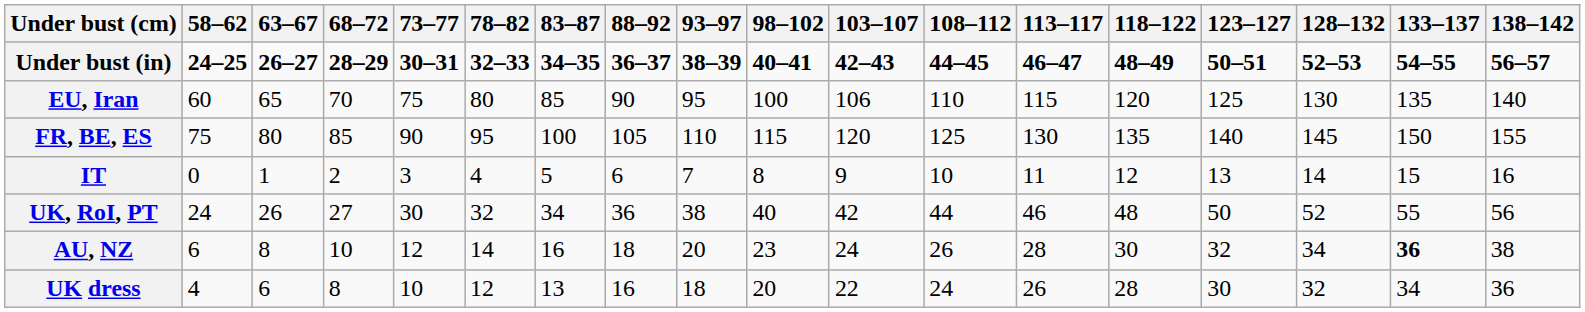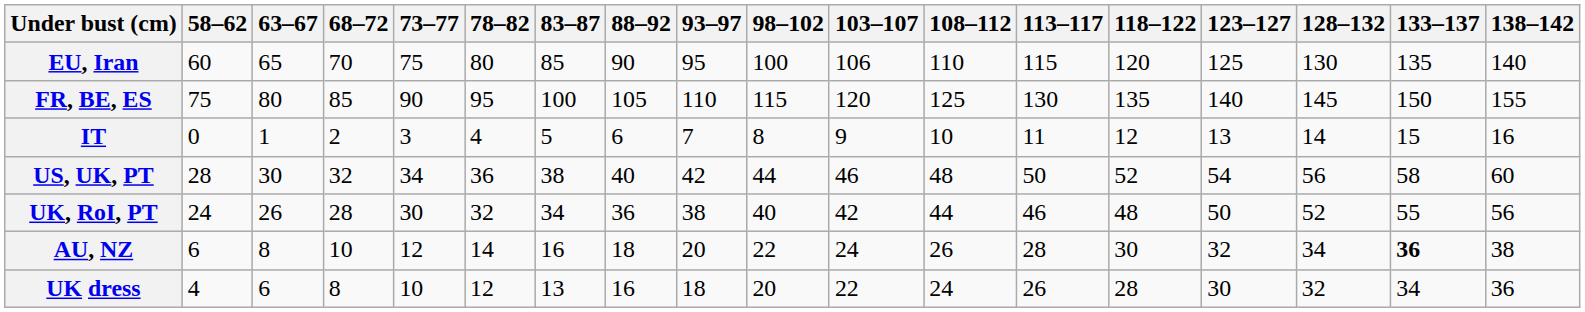- row: (93, 61)
+ row: (93, 174)
(341, 212) 27 -> (341, 212) 28
(764, 250) 23 -> (764, 250) 22
